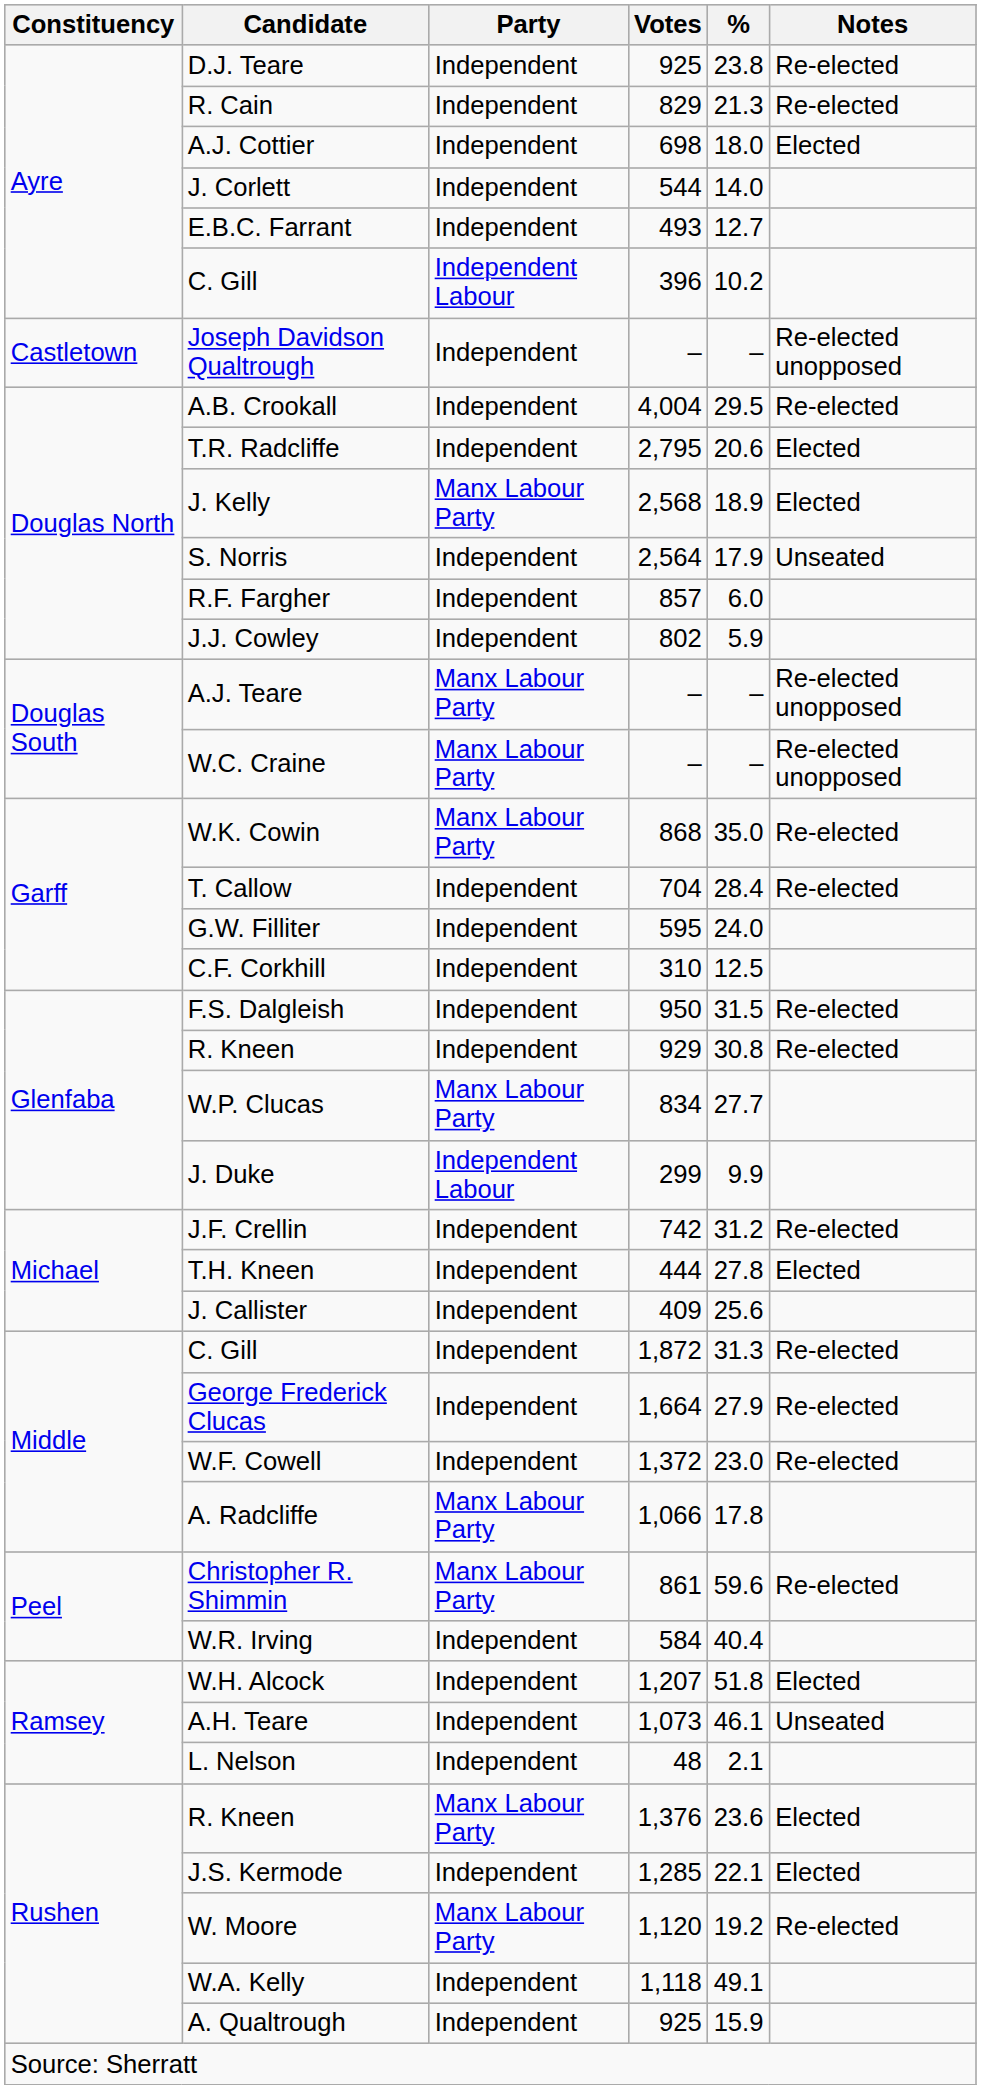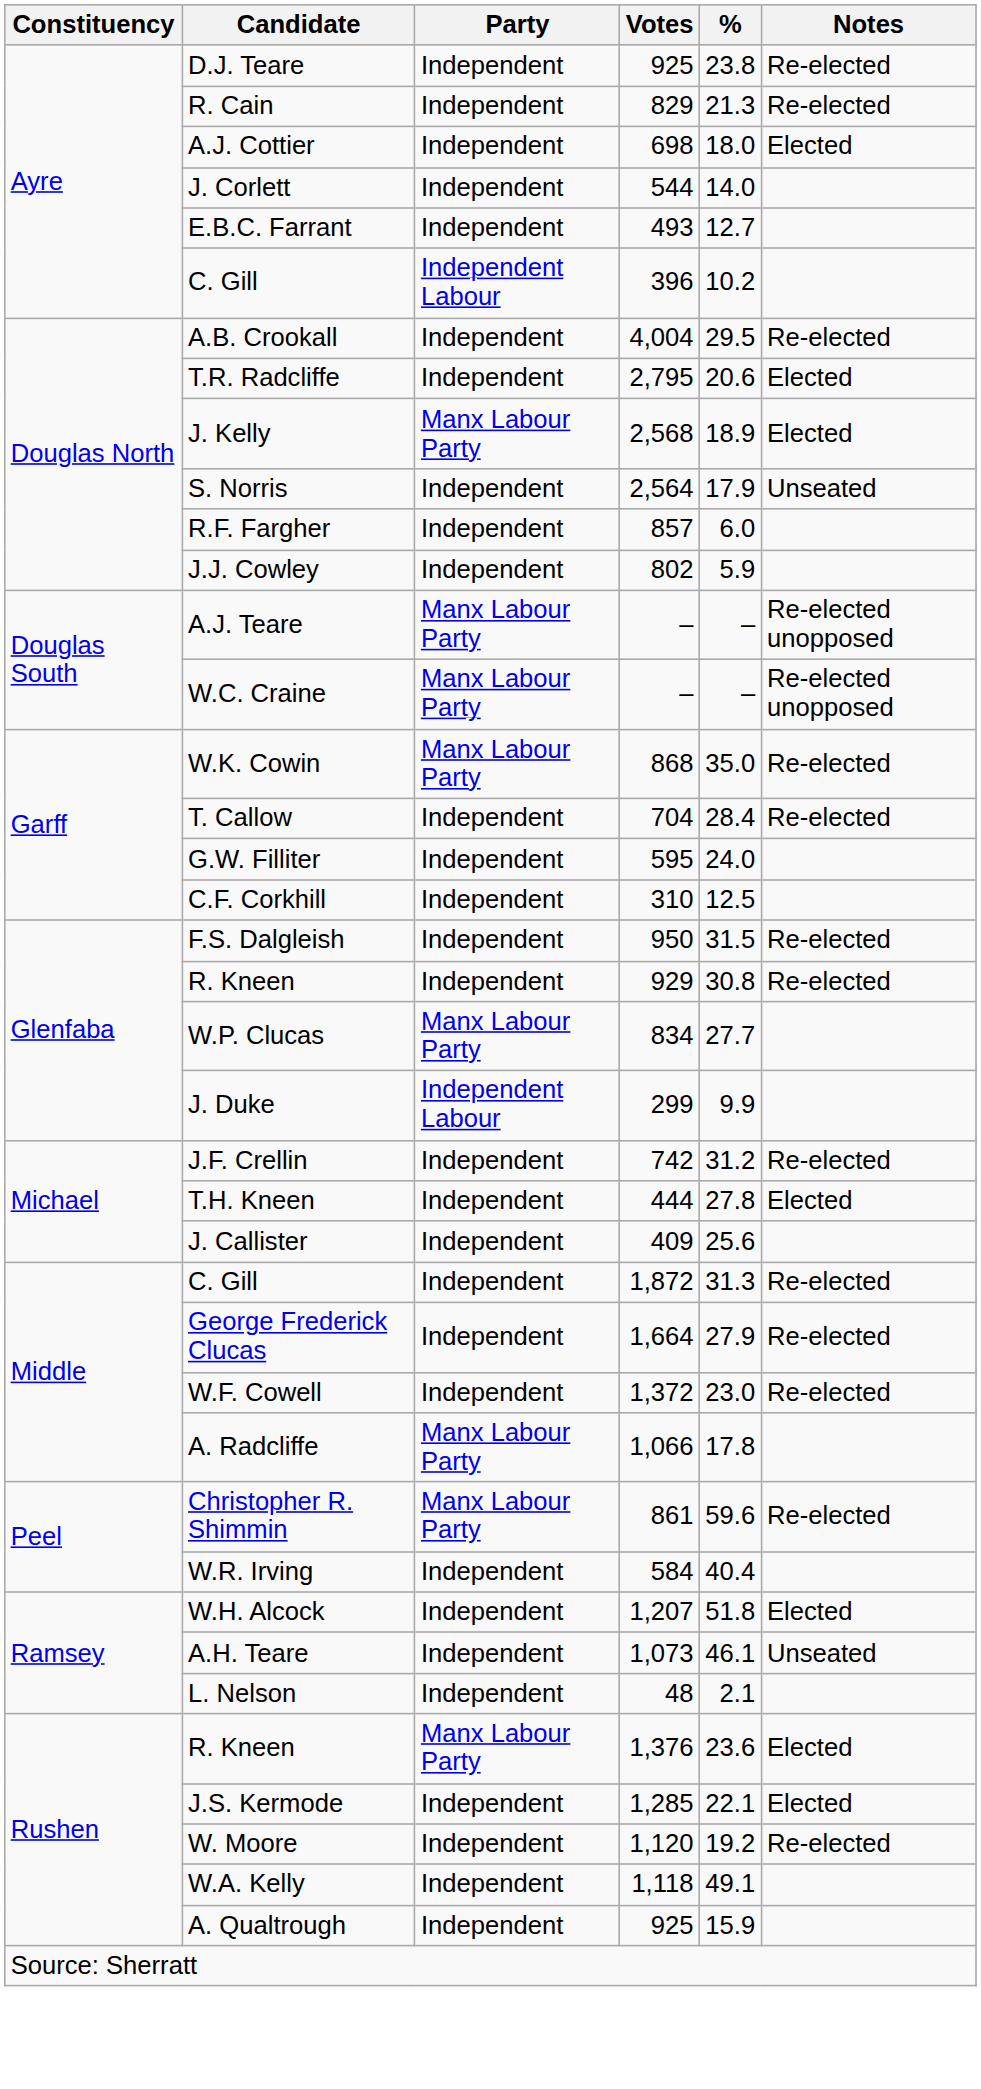- row: (286, 352)
(509, 1927) Manx Labour Party -> (492, 1843) Independent
